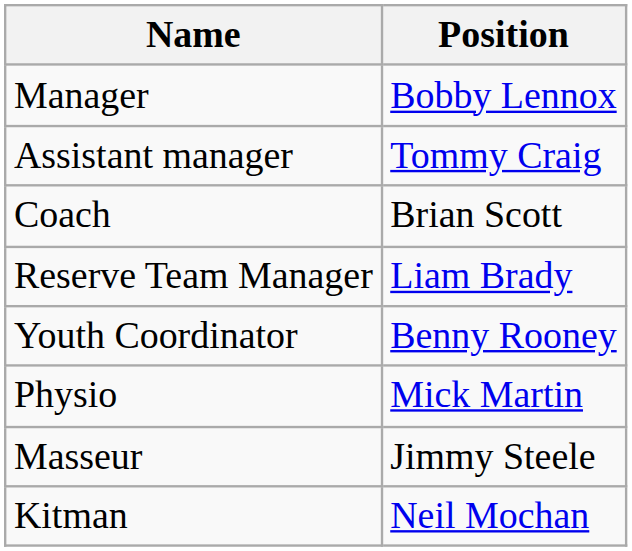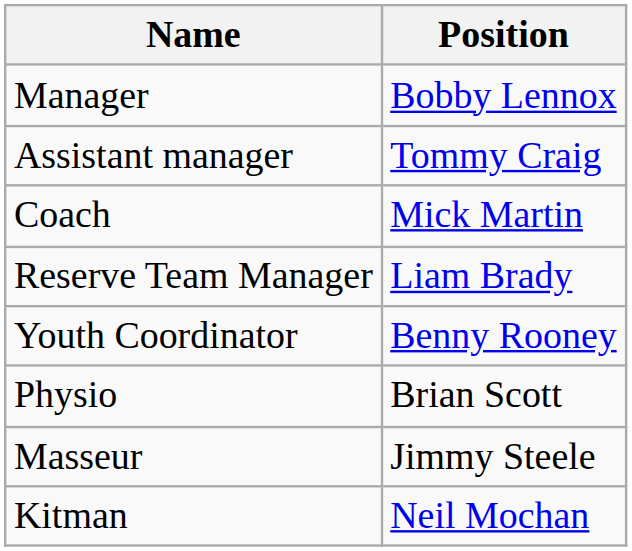(476, 214) Brian Scott -> (487, 214) Mick Martin
(487, 395) Mick Martin -> (476, 395) Brian Scott
